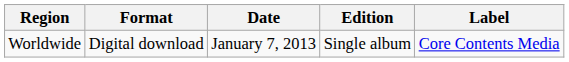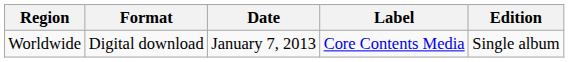columns swapped: (489, 17) <-> (367, 17)
